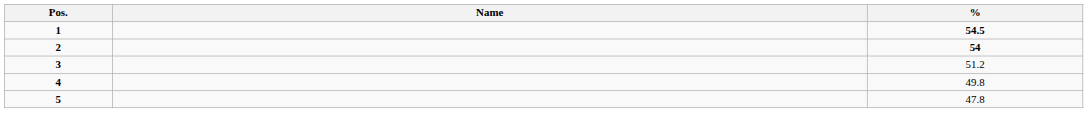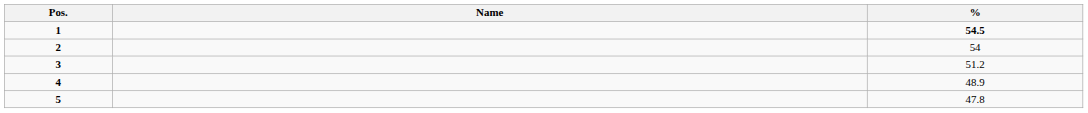(975, 47) bold -> (975, 47) normal
(975, 82) 49.8 -> (975, 82) 48.9
